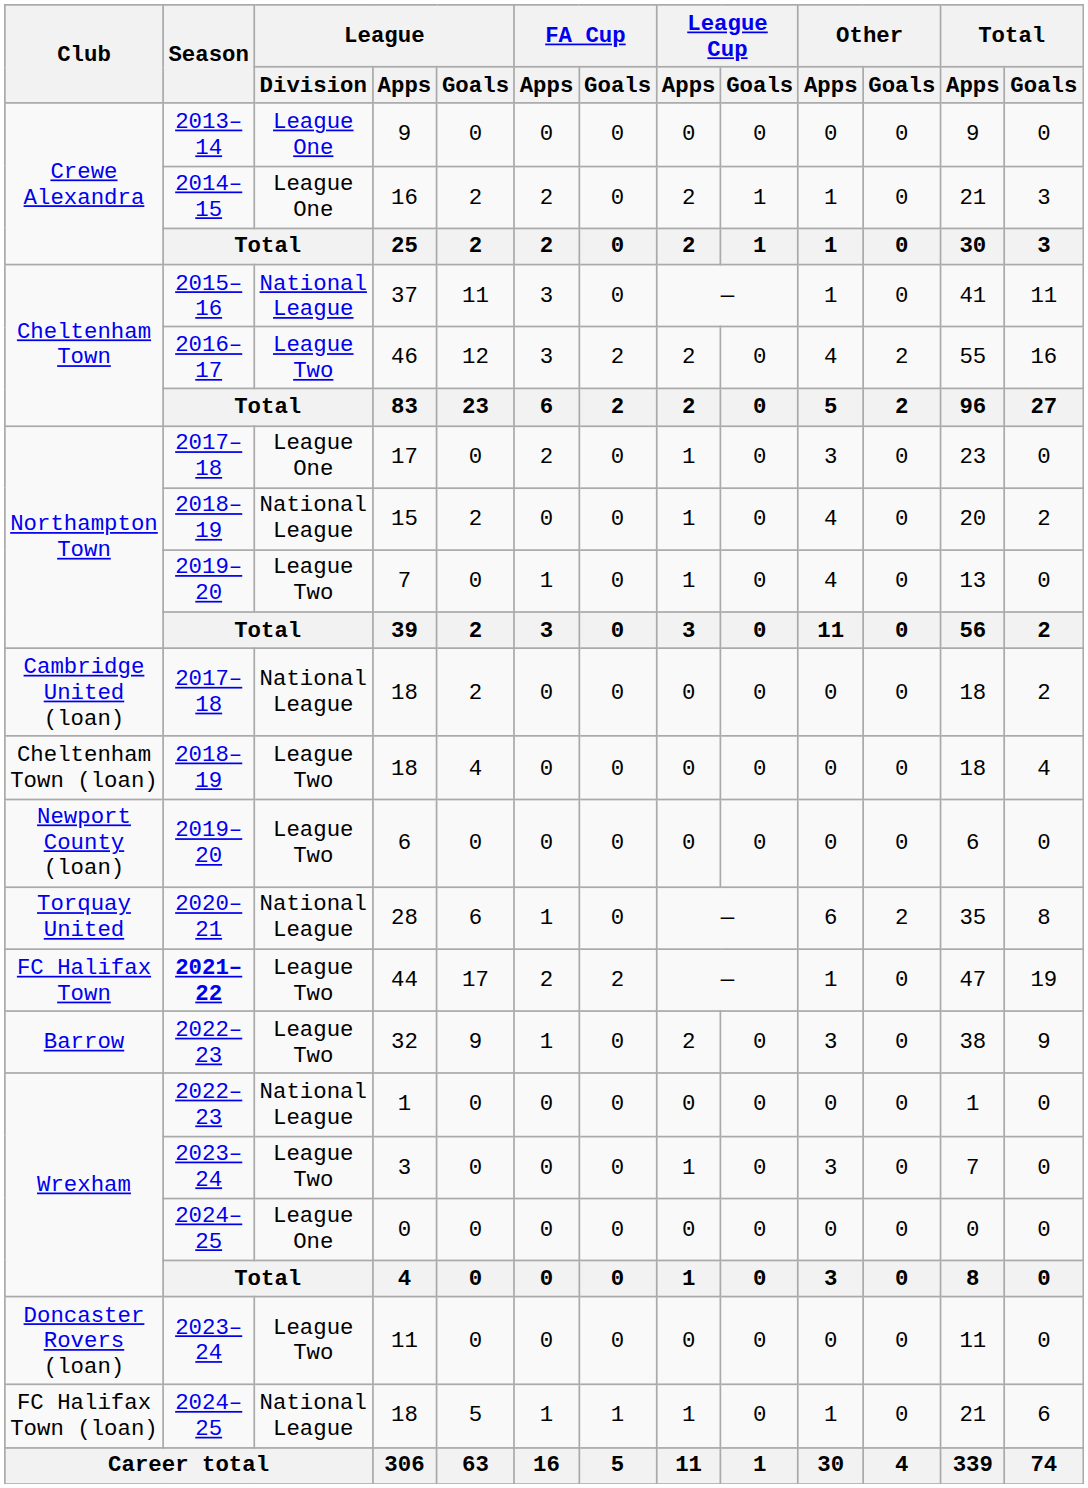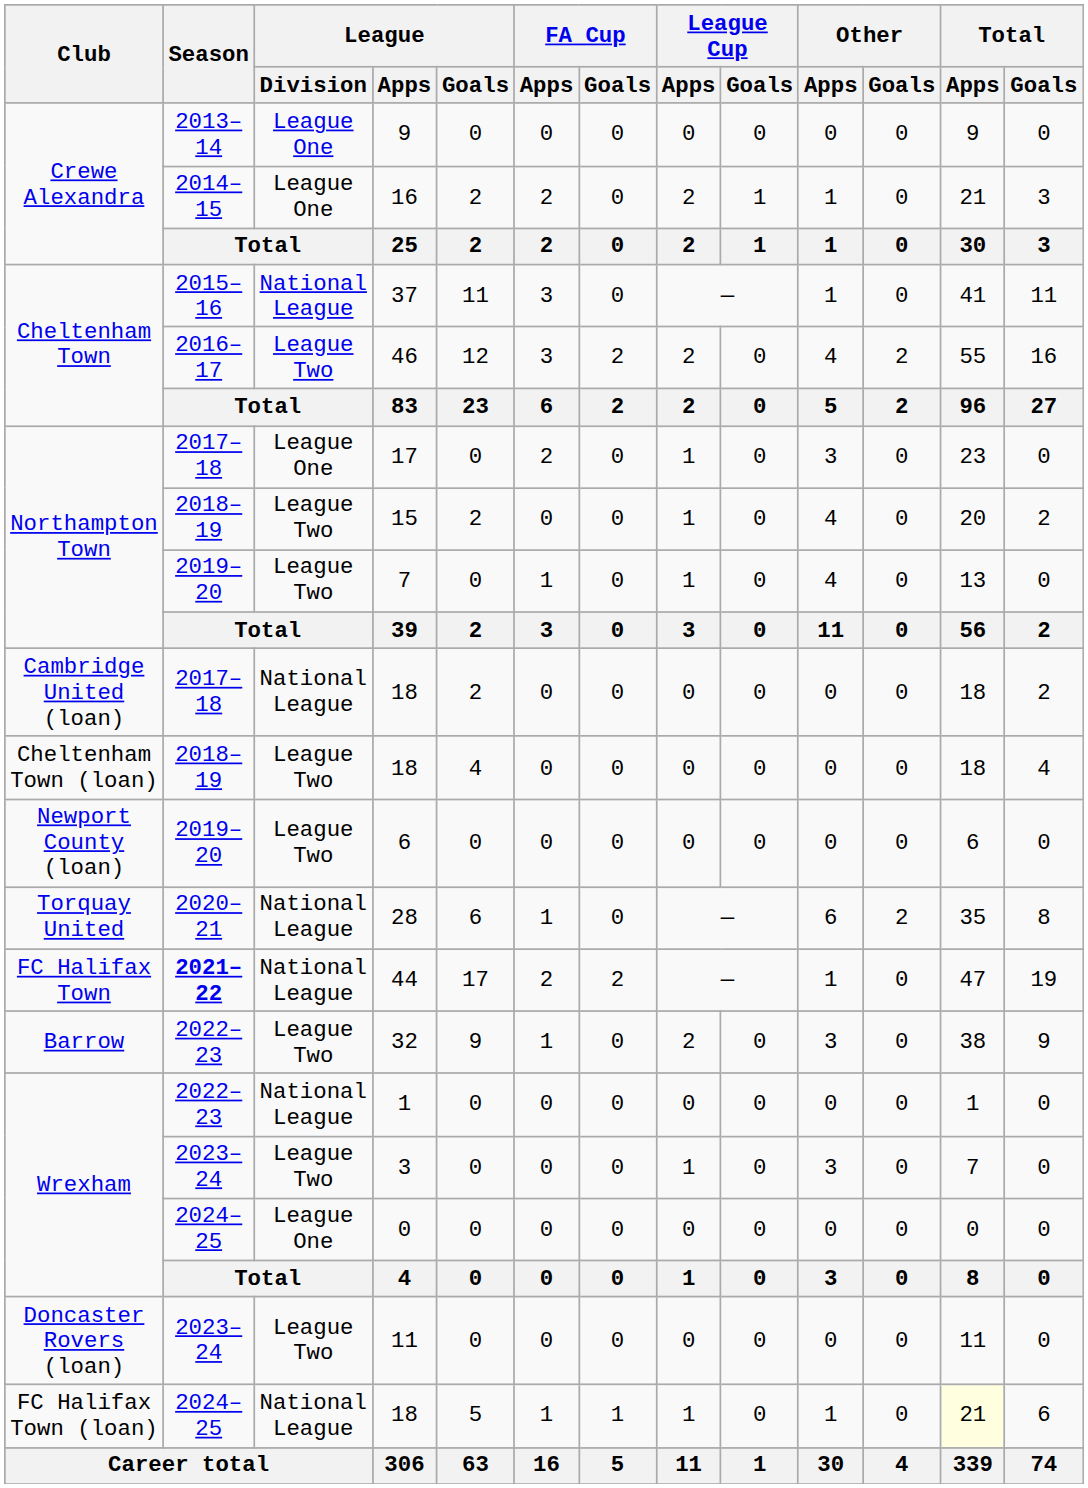(313, 519) National League -> (313, 519) League Two
(313, 980) League Two -> (313, 980) National League
(973, 1416) no background -> (973, 1416) lightyellow background
